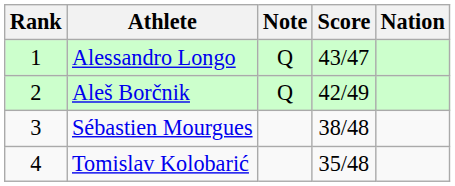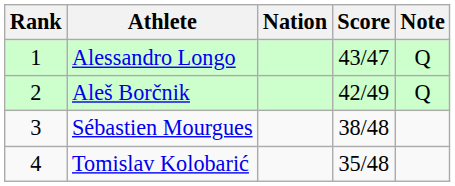columns swapped: (413, 22) <-> (285, 22)
